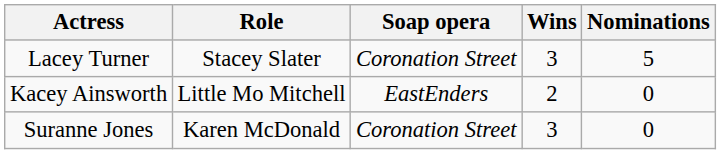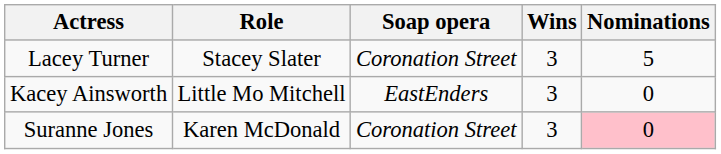(552, 93) 2 -> (552, 93) 3
(648, 129) no background -> (648, 129) pink background
